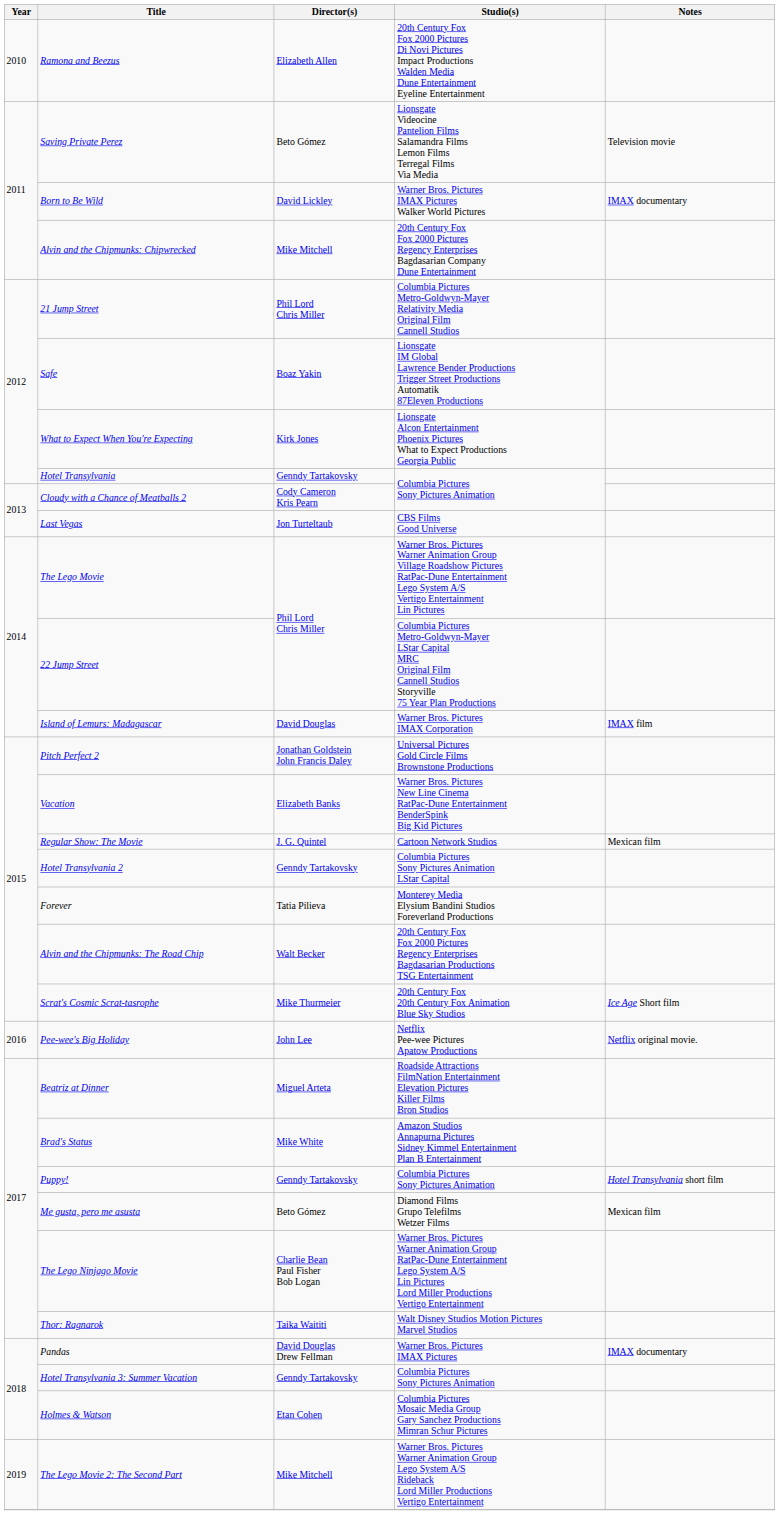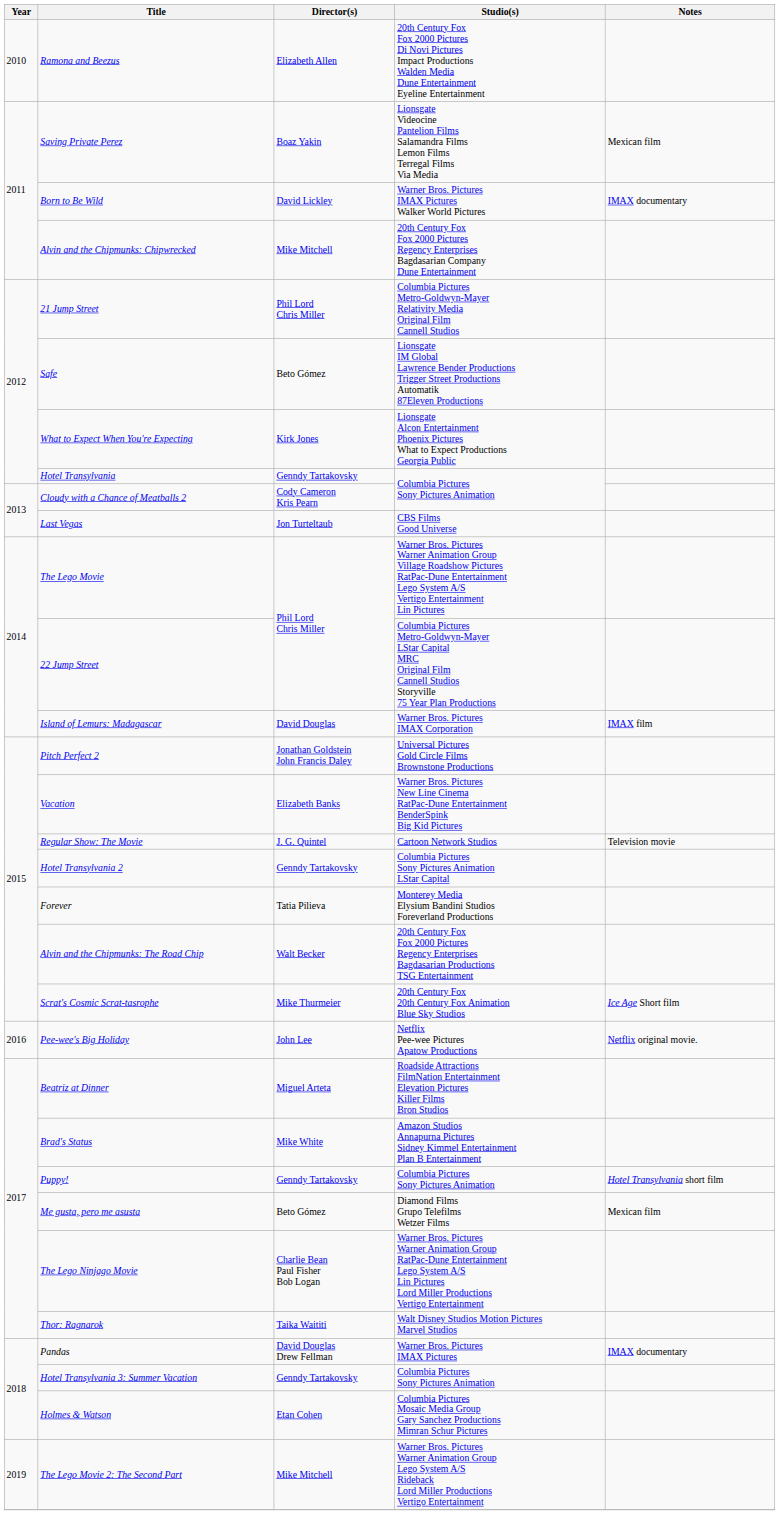(301, 142) Beto Gómez -> (299, 142) Boaz Yakin
(641, 142) Television movie -> (634, 142) Mexican film
(299, 374) Boaz Yakin -> (301, 374) Beto Gómez
(634, 841) Mexican film -> (641, 841) Television movie
